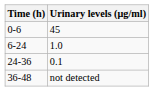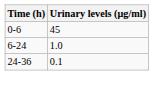- row: (19, 78)
